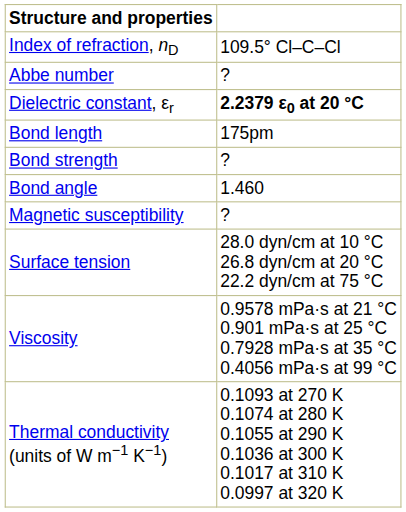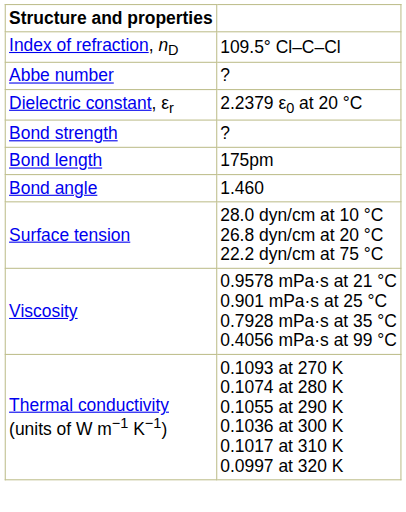(292, 105) bold -> (291, 105) normal
rows swapped: (63, 161) <-> (56, 134)
- row: (96, 215)
